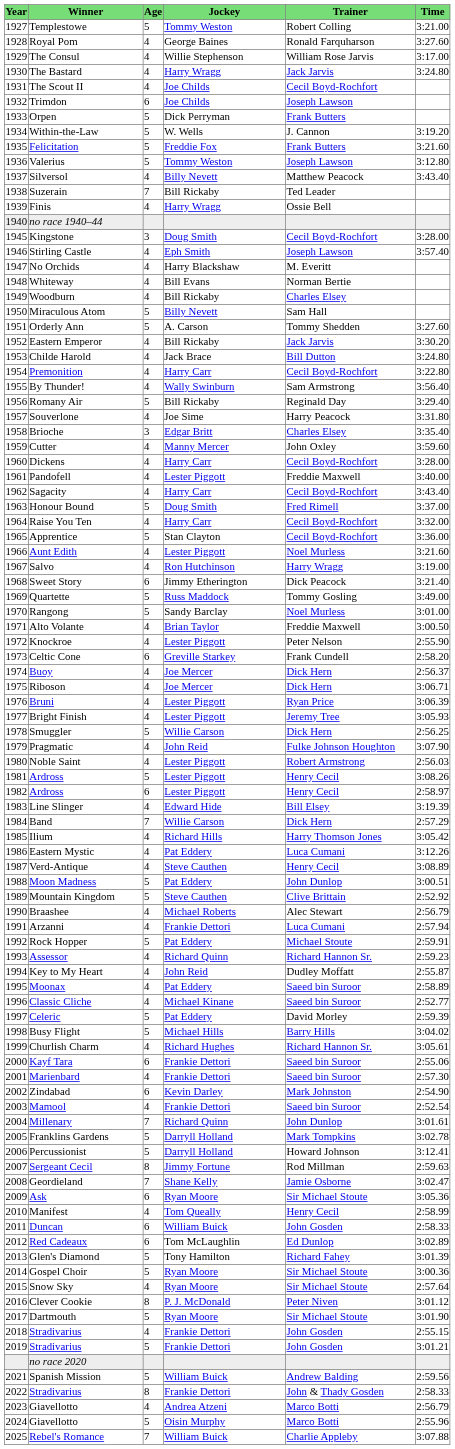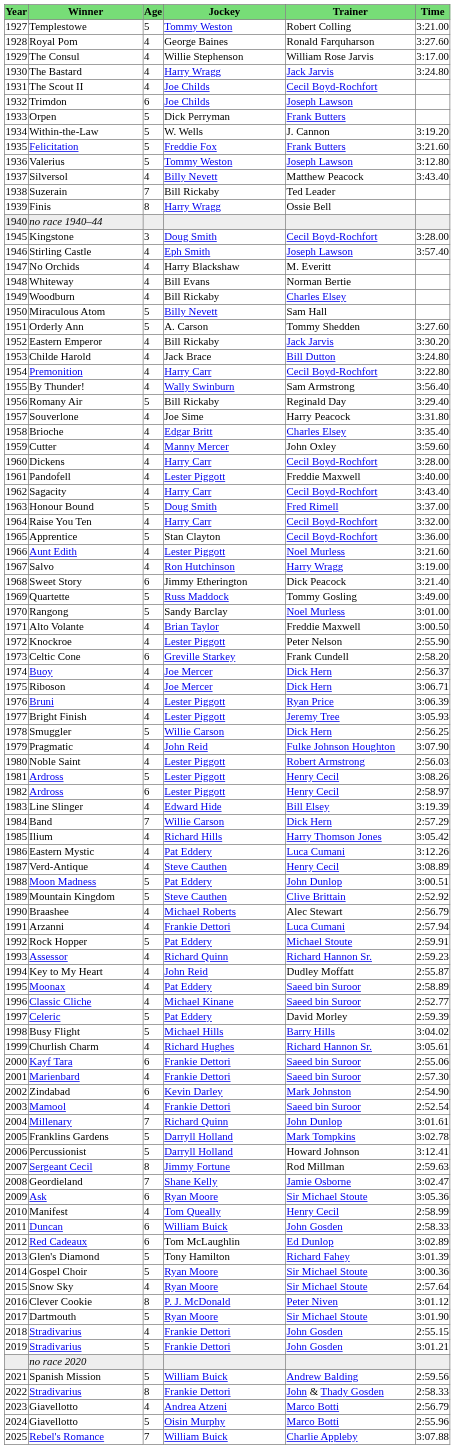(147, 206) 4 -> (147, 206) 8
(147, 432) 3 -> (147, 432) 4
